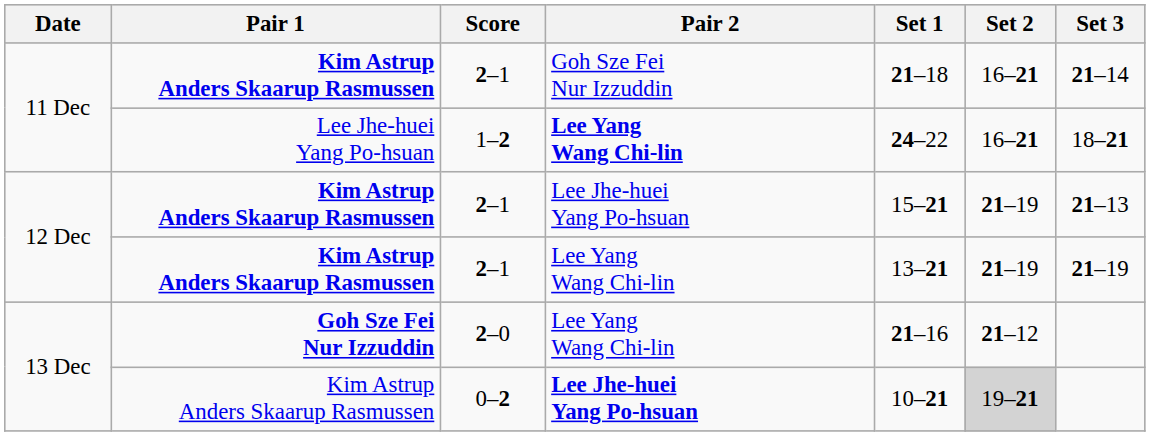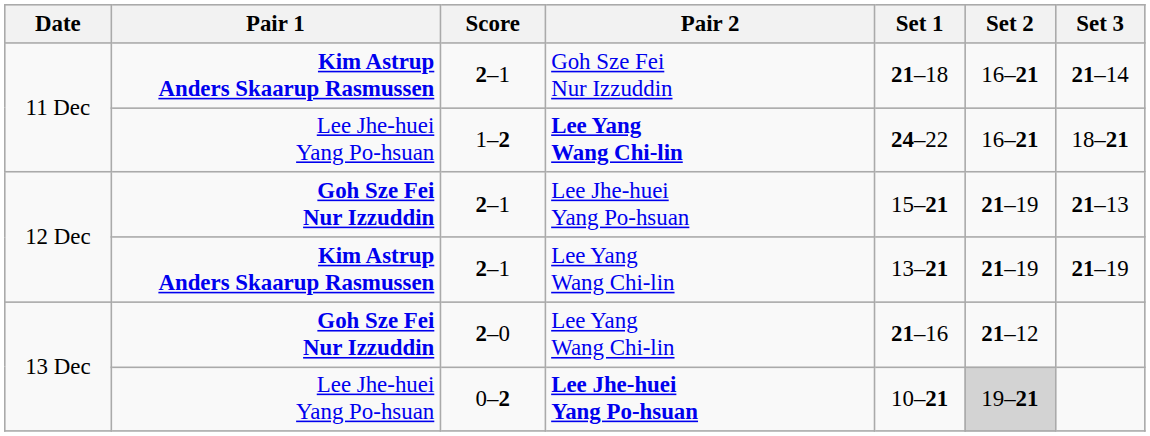(296, 204) Kim Astrup Anders Skaarup Rasmussen -> (369, 204) Goh Sze Fei Nur Izzuddin
(307, 399) Kim Astrup Anders Skaarup Rasmussen -> (365, 399) Lee Jhe-huei Yang Po-hsuan
